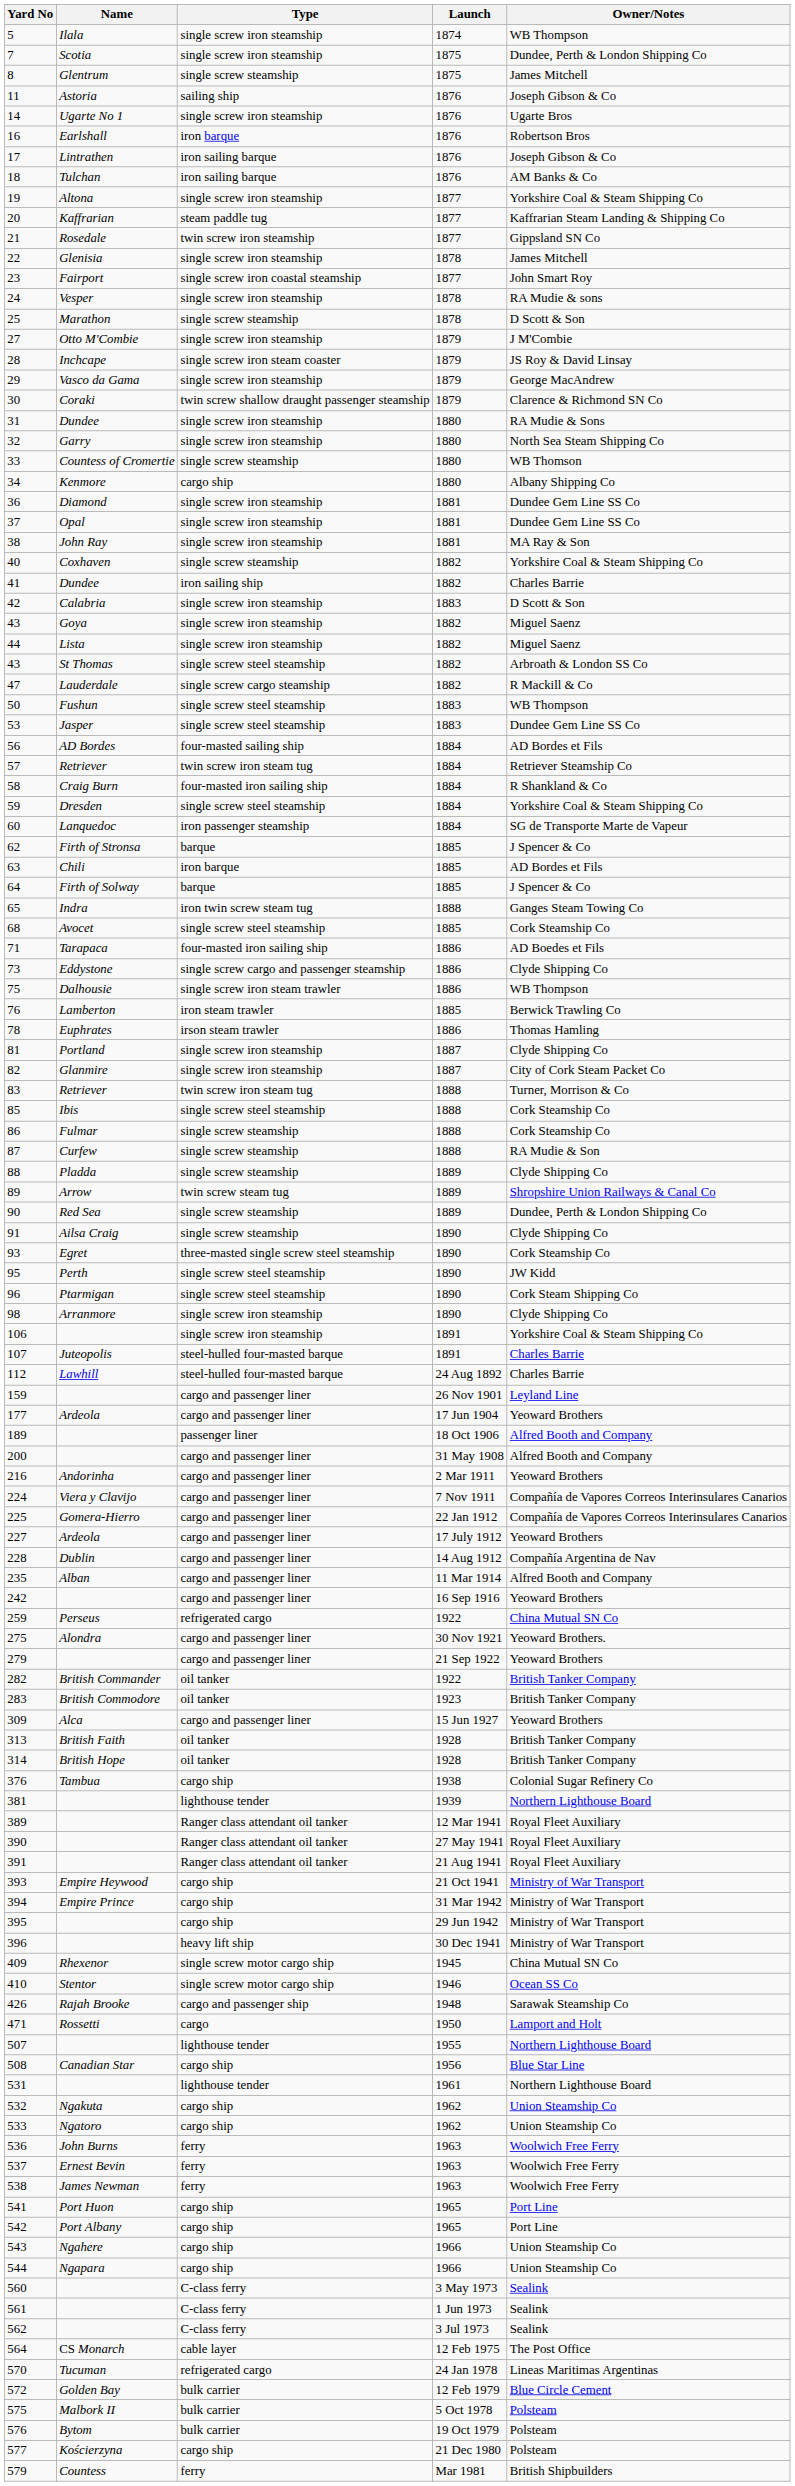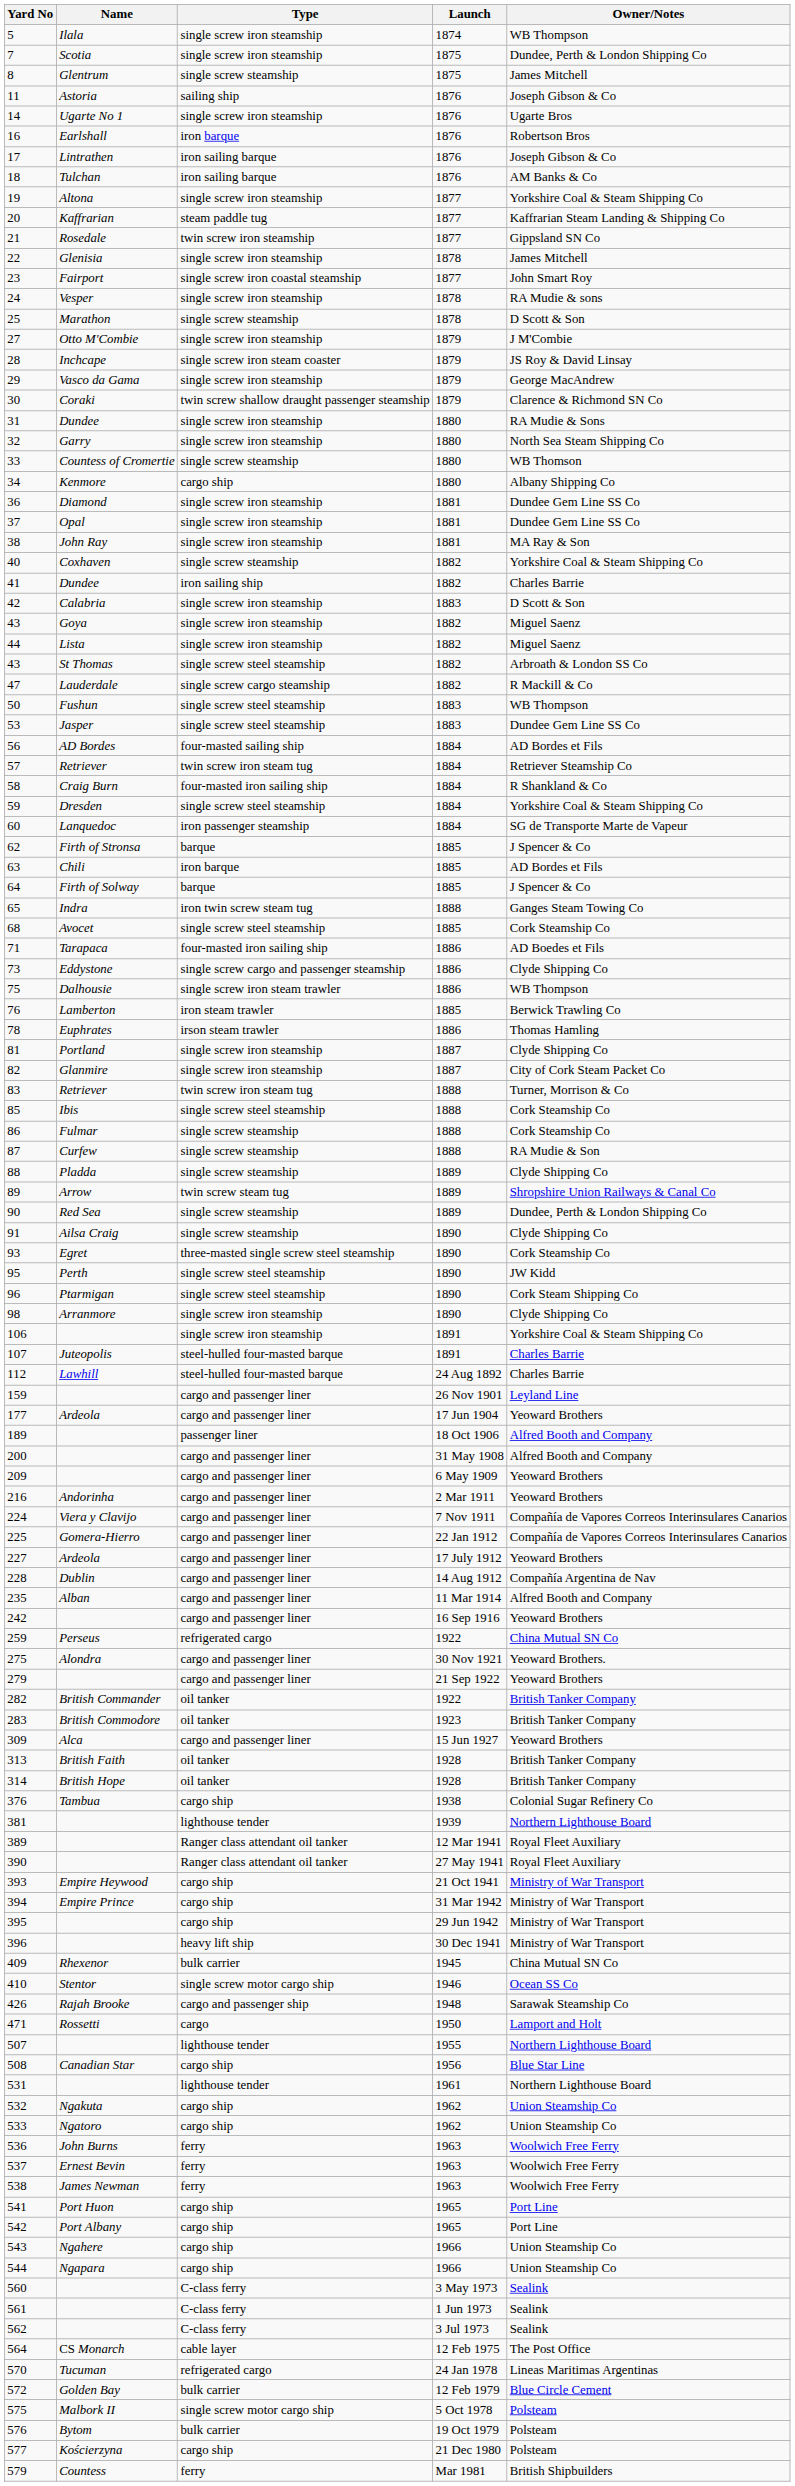+ row: (17, 1476)
- row: (17, 1861)
(257, 1963) single screw motor cargo ship -> (210, 1963) bulk carrier
(210, 2410) bulk carrier -> (257, 2410) single screw motor cargo ship
